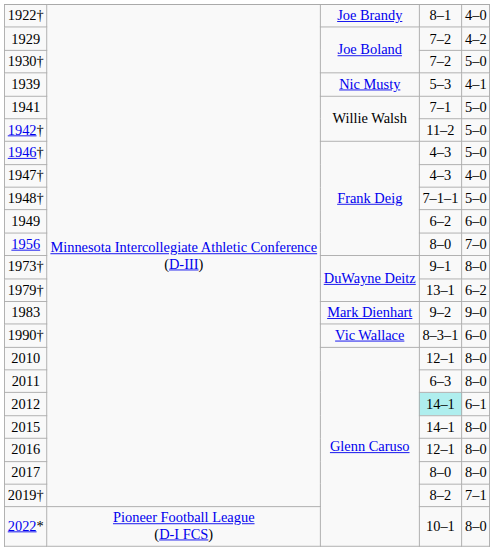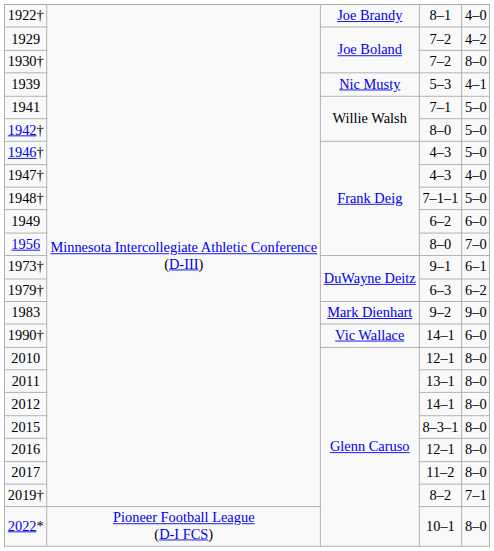(476, 61) 5–0 -> (476, 61) 8–0
(440, 130) 11–2 -> (440, 130) 8–0
(476, 267) 8–0 -> (476, 267) 6–1
(440, 289) 13–1 -> (440, 289) 6–3
(440, 335) 8–3–1 -> (440, 335) 14–1
(440, 381) 6–3 -> (440, 381) 13–1
(440, 404) paleturquoise background -> (440, 404) no background
(476, 404) 6–1 -> (476, 404) 8–0
(440, 426) 14–1 -> (440, 426) 8–3–1
(440, 472) 8–0 -> (440, 472) 11–2
